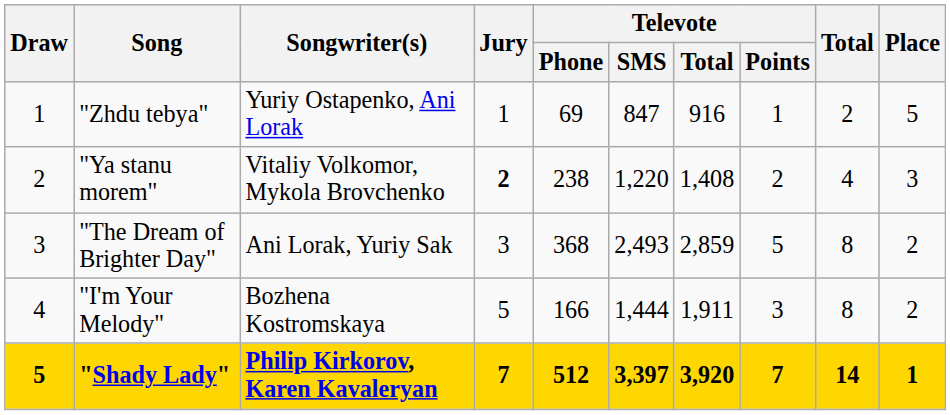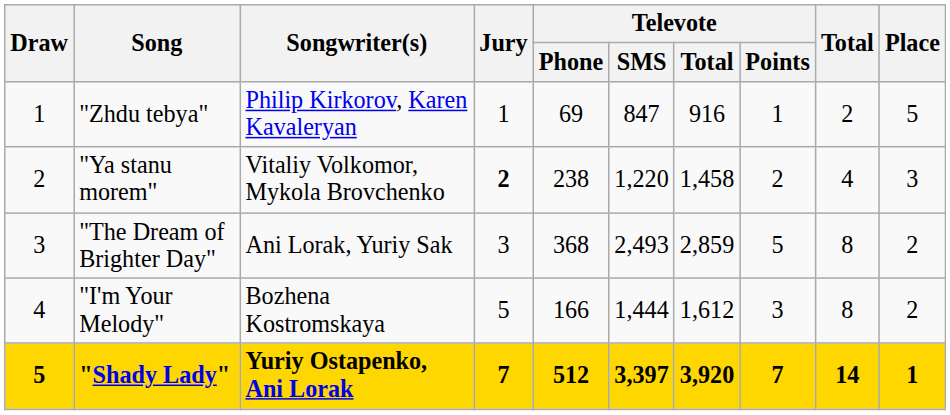(350, 113) Yuriy Ostapenko, Ani Lorak -> (356, 113) Philip Kirkorov, Karen Kavaleryan
(707, 179) 1,408 -> (707, 179) 1,458
(707, 310) 1,911 -> (707, 310) 1,612
(342, 375) Philip Kirkorov, Karen Kavaleryan -> (336, 375) Yuriy Ostapenko, Ani Lorak
